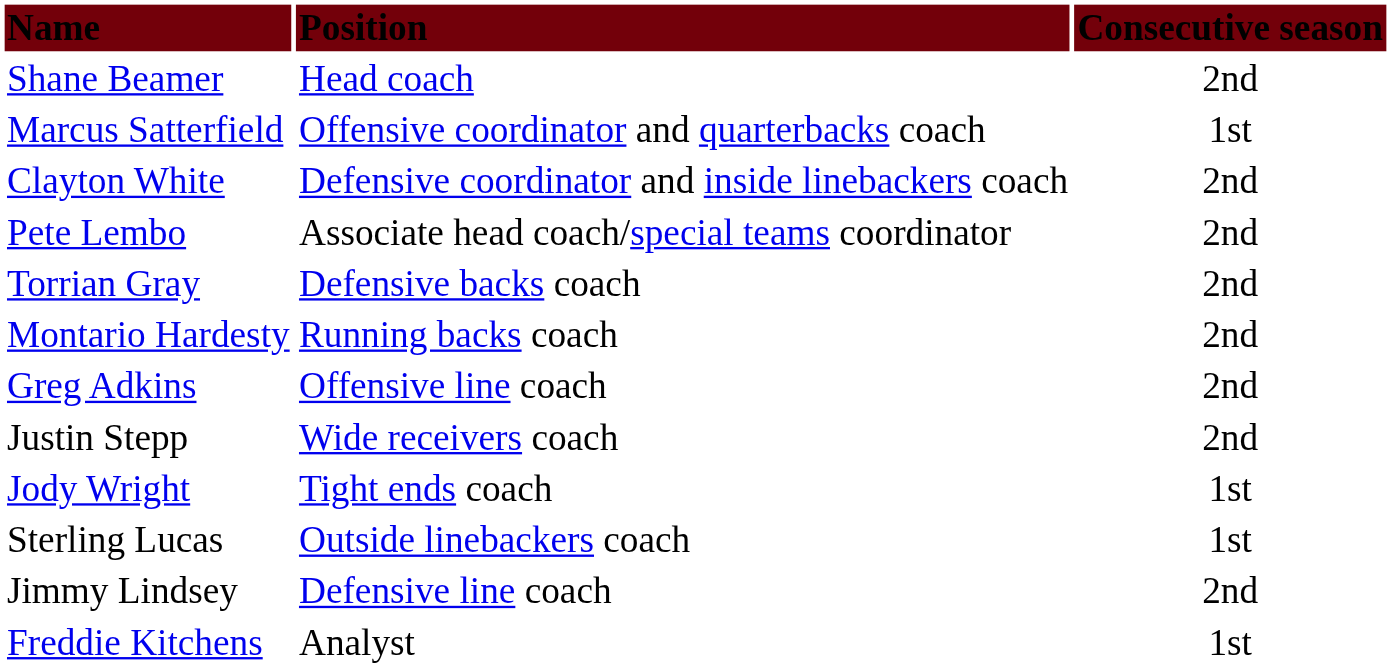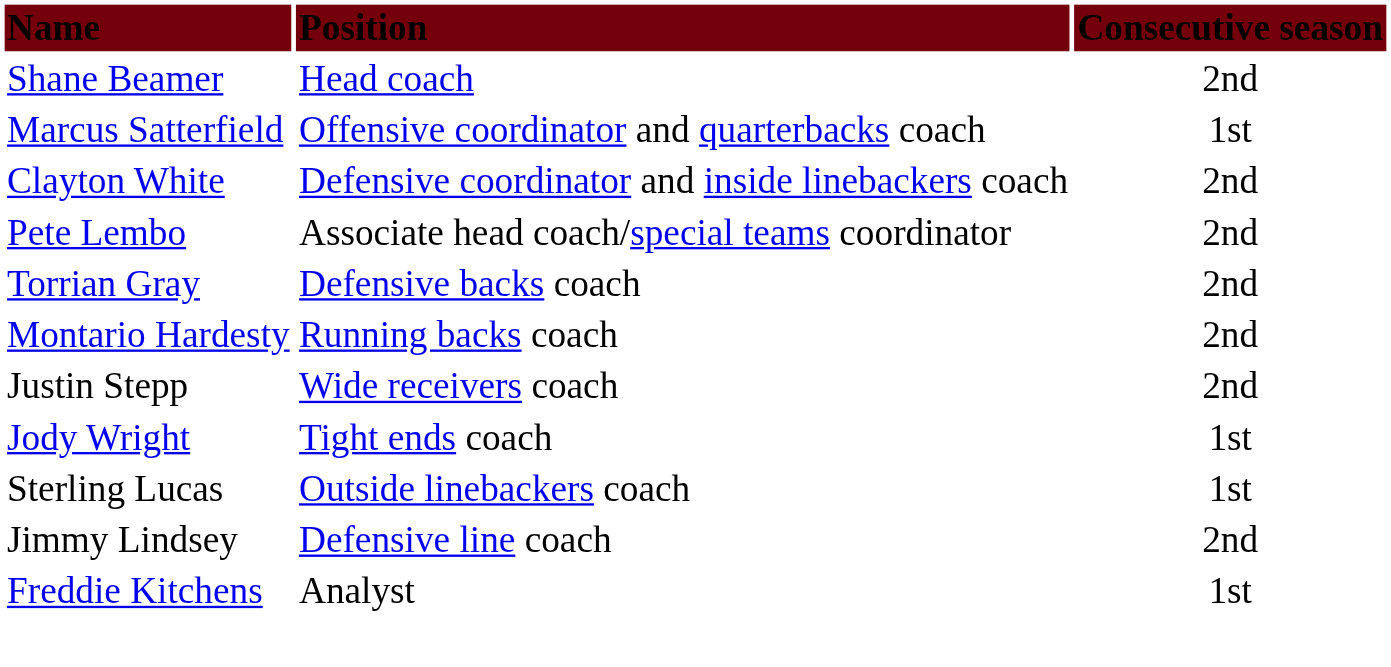- row: (102, 386)
